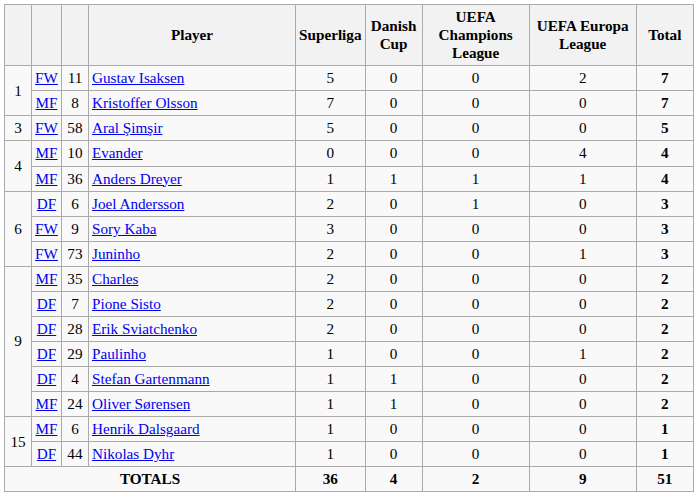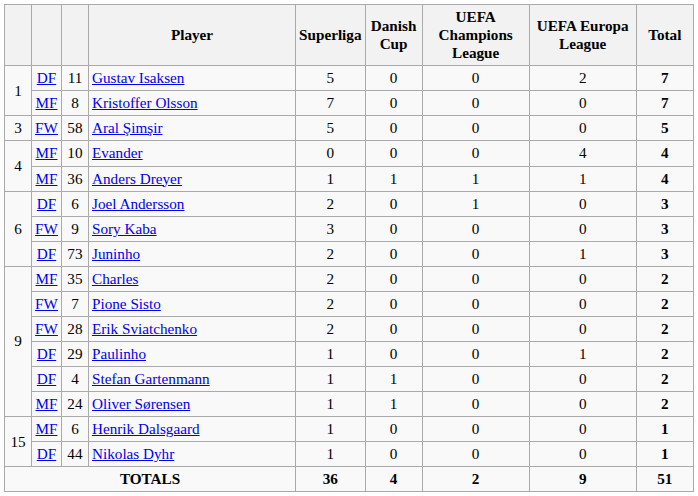(46, 78) FW -> (46, 78) DF
(46, 253) FW -> (46, 253) DF
(46, 303) DF -> (46, 303) FW
(46, 328) DF -> (46, 328) FW
